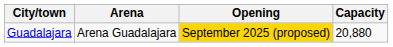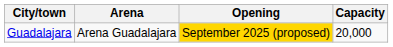(354, 32) 20,880 -> (354, 32) 20,000
